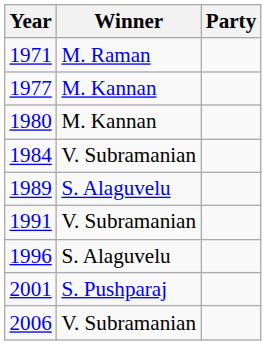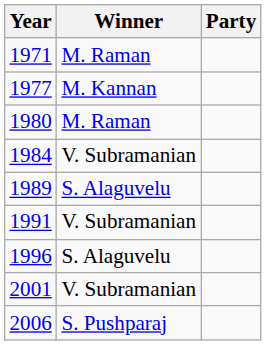(109, 121) M. Kannan -> (106, 121) M. Raman
(114, 289) S. Pushparaj -> (129, 289) V. Subramanian
(129, 322) V. Subramanian -> (114, 322) S. Pushparaj
